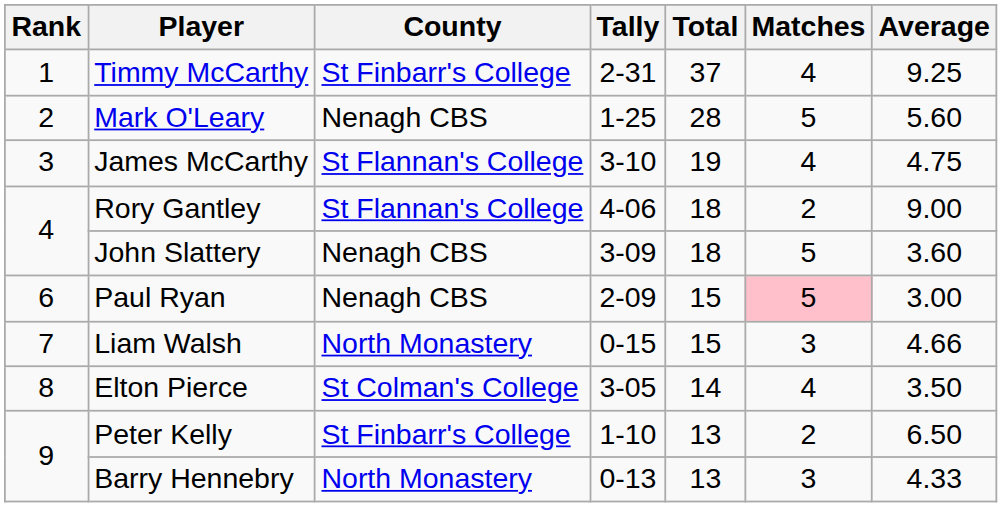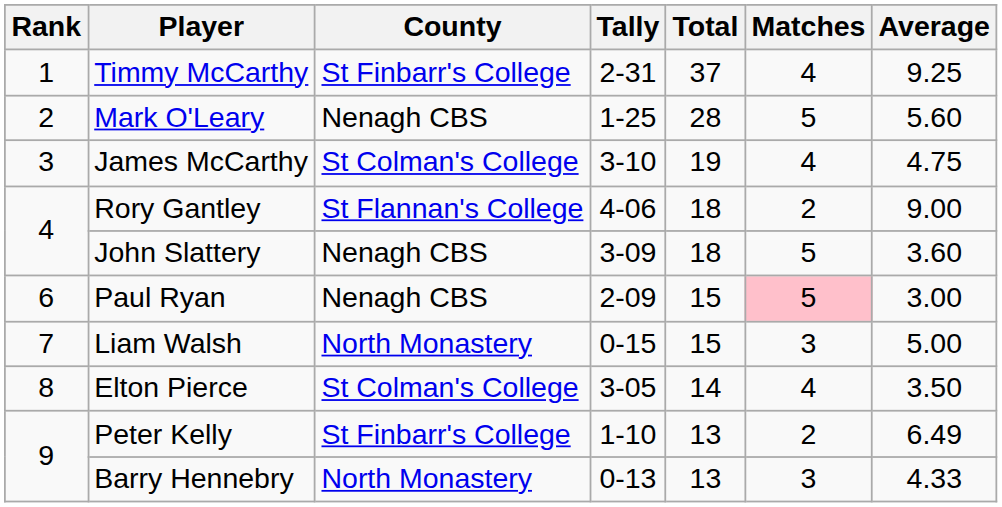(452, 162) St Flannan's College -> (450, 162) St Colman's College
(934, 343) 4.66 -> (934, 343) 5.00
(934, 433) 6.50 -> (934, 433) 6.49
